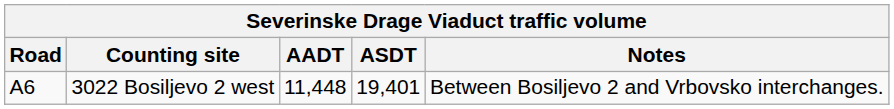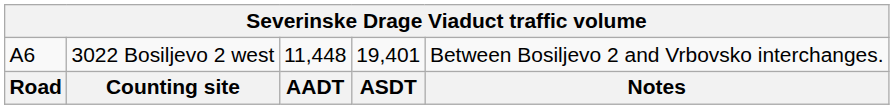rows swapped: (36, 54) <-> (22, 87)
